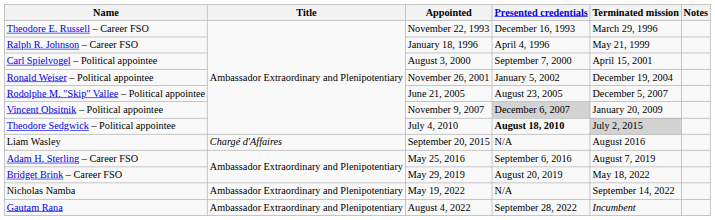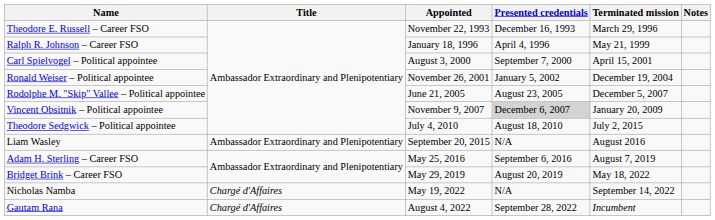(529, 126) bold -> (529, 126) normal
(618, 126) lightgrey background -> (618, 126) no background
(246, 142) Chargé d'Affaires -> (306, 142) Ambassador Extraordinary and Plenipotentiary
(306, 191) Ambassador Extraordinary and Plenipotentiary -> (246, 191) Chargé d'Affaires
(306, 207) Ambassador Extraordinary and Plenipotentiary -> (246, 207) Chargé d'Affaires
